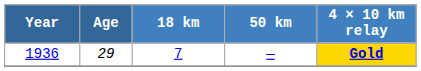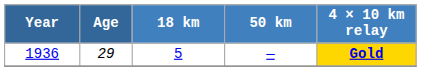(178, 55) 7 -> (178, 55) 5
